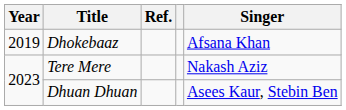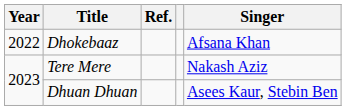(24, 42) 2019 -> (24, 42) 2022
